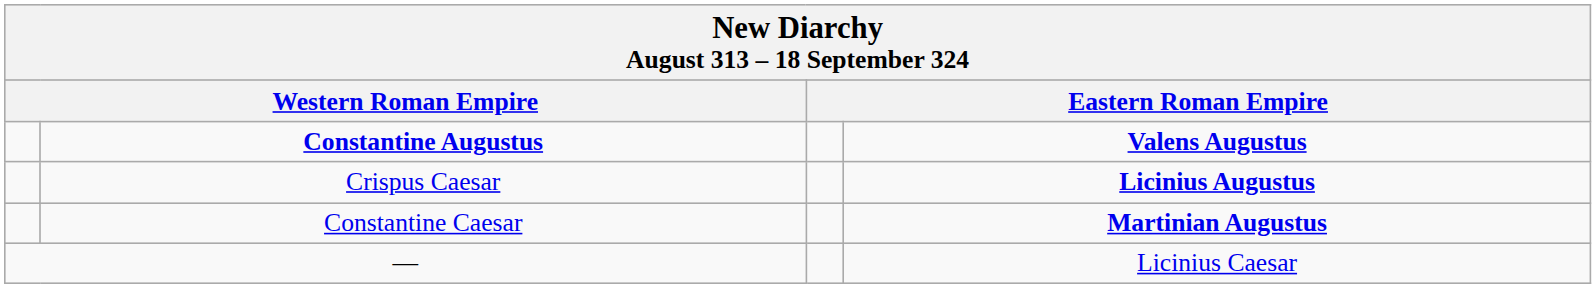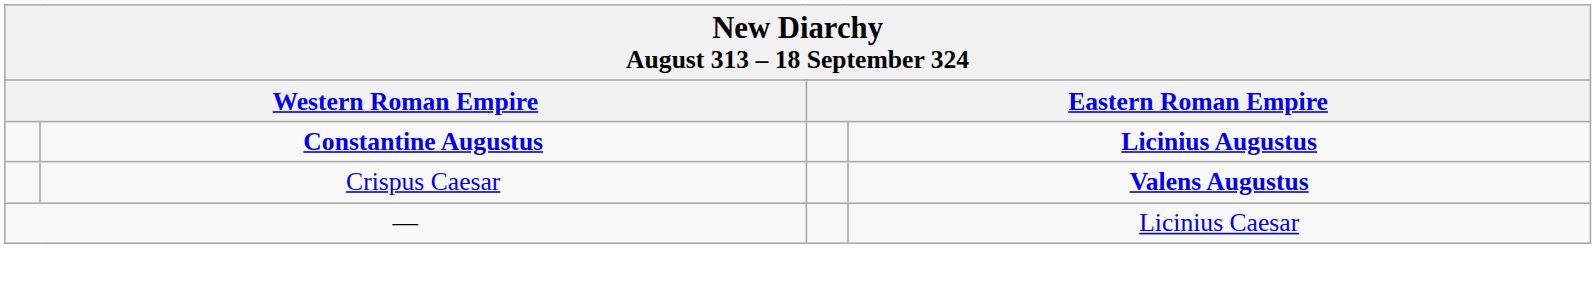(1217, 141) Valens Augustus -> (1219, 141) Licinius Augustus
(1217, 181) Licinius Augustus -> (1219, 181) Valens Augustus
- row: (423, 222)
